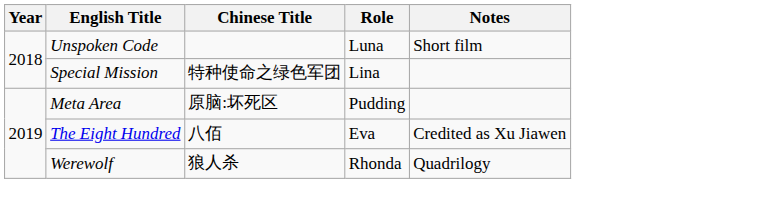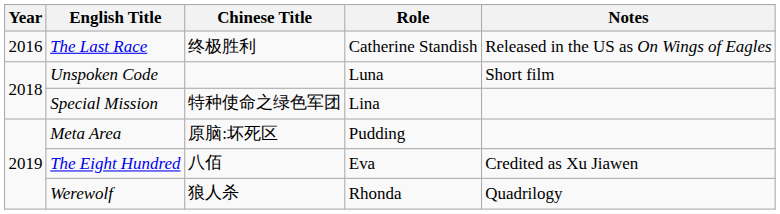+ row: (99, 46)
